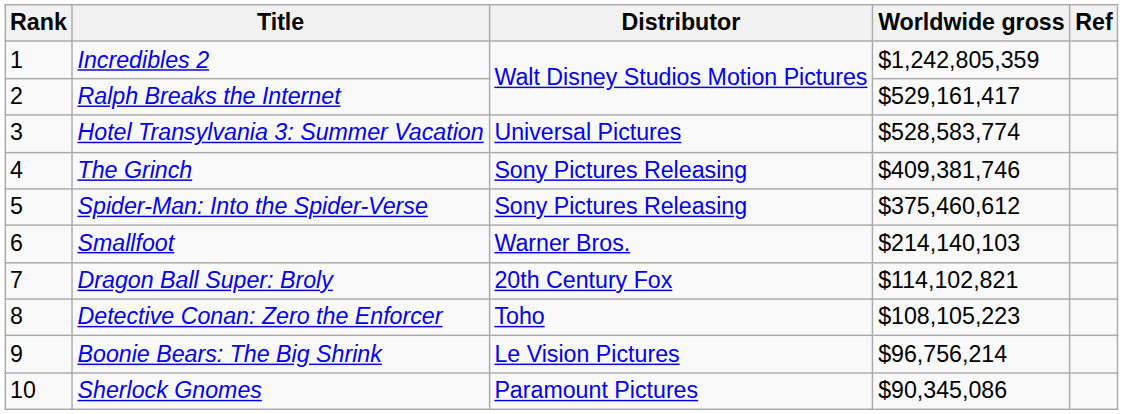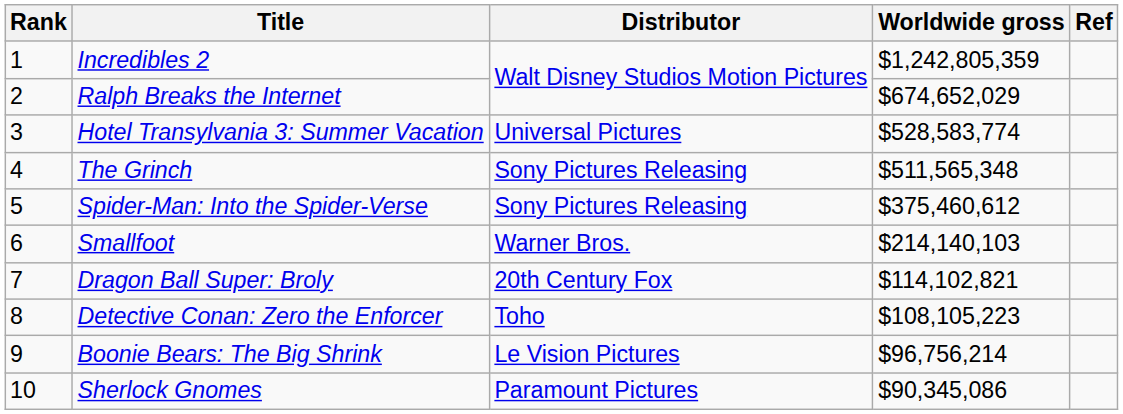(949, 96) $529,161,417 -> (949, 96) $674,652,029
(949, 170) $409,381,746 -> (948, 170) $511,565,348
